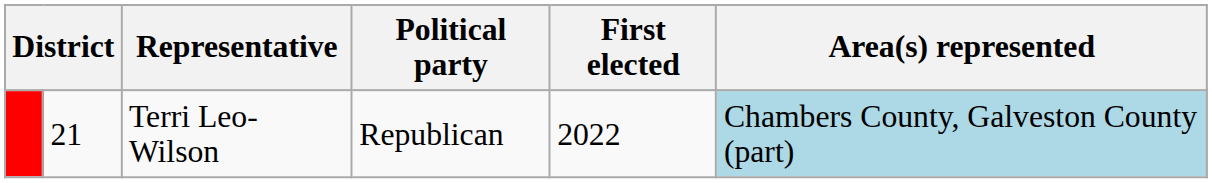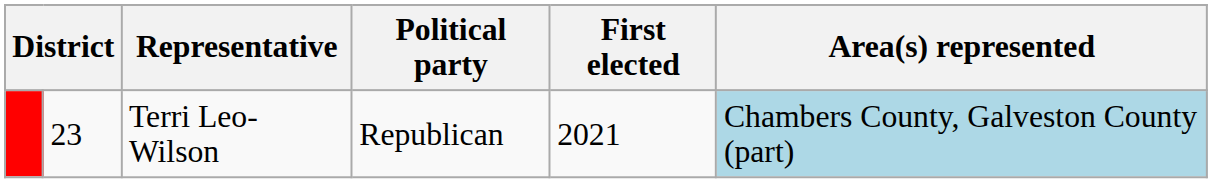(66, 133) 21 -> (66, 133) 23
(589, 133) 2022 -> (589, 133) 2021
